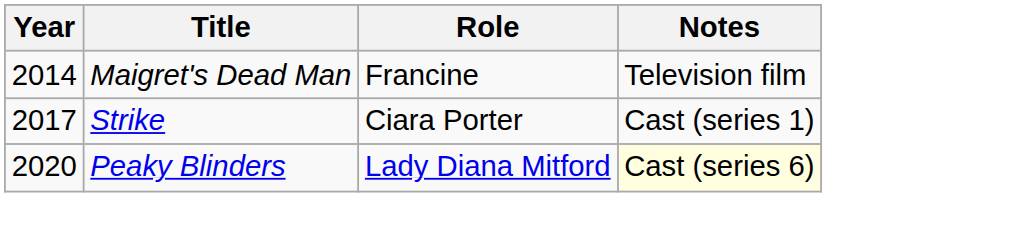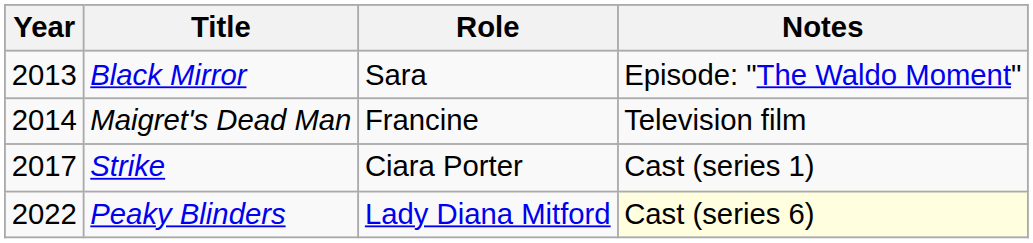+ row: (168, 74)
(44, 167) 2020 -> (44, 213) 2022
